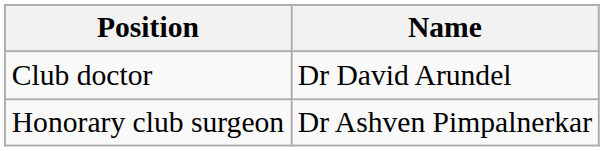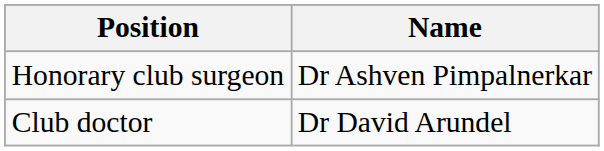rows swapped: (82, 74) <-> (148, 121)
